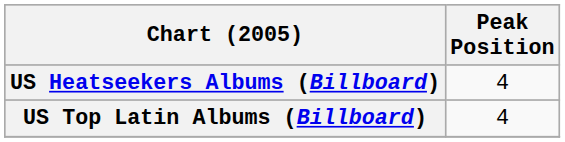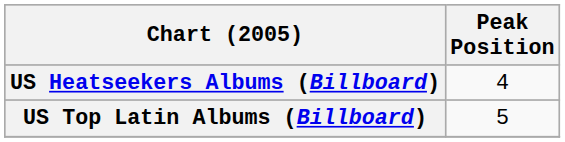(502, 118) 4 -> (502, 118) 5
